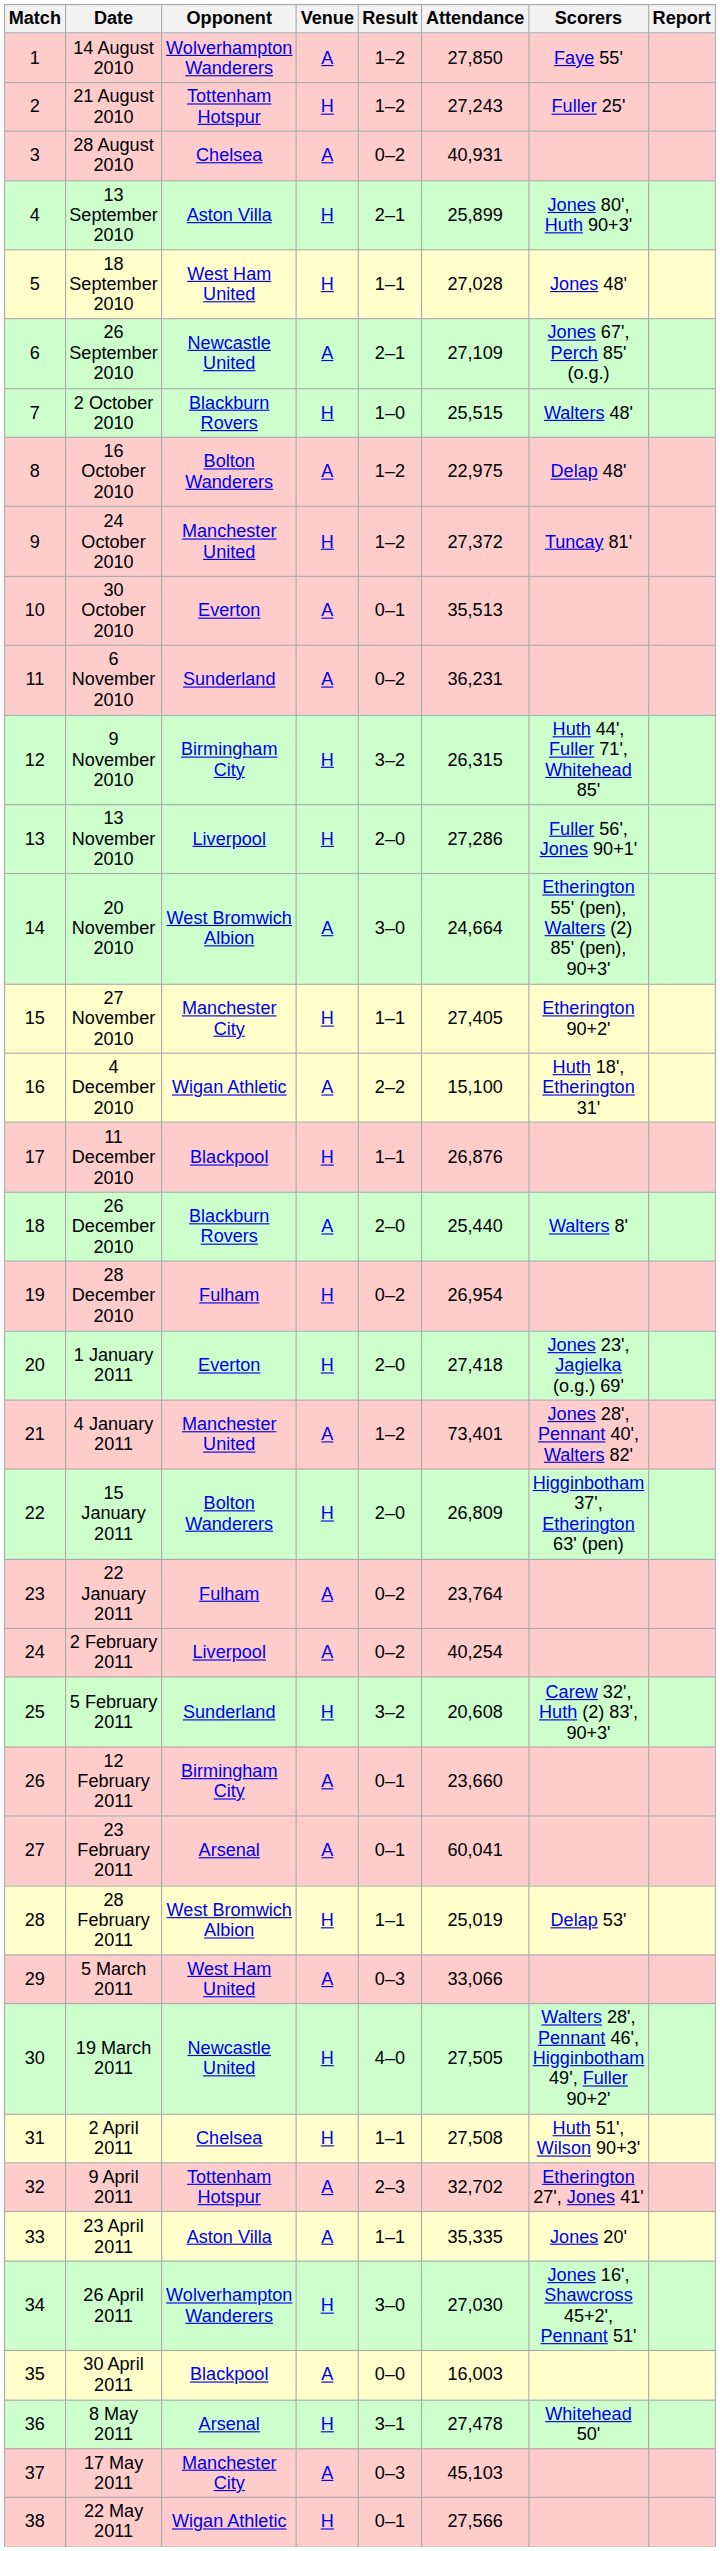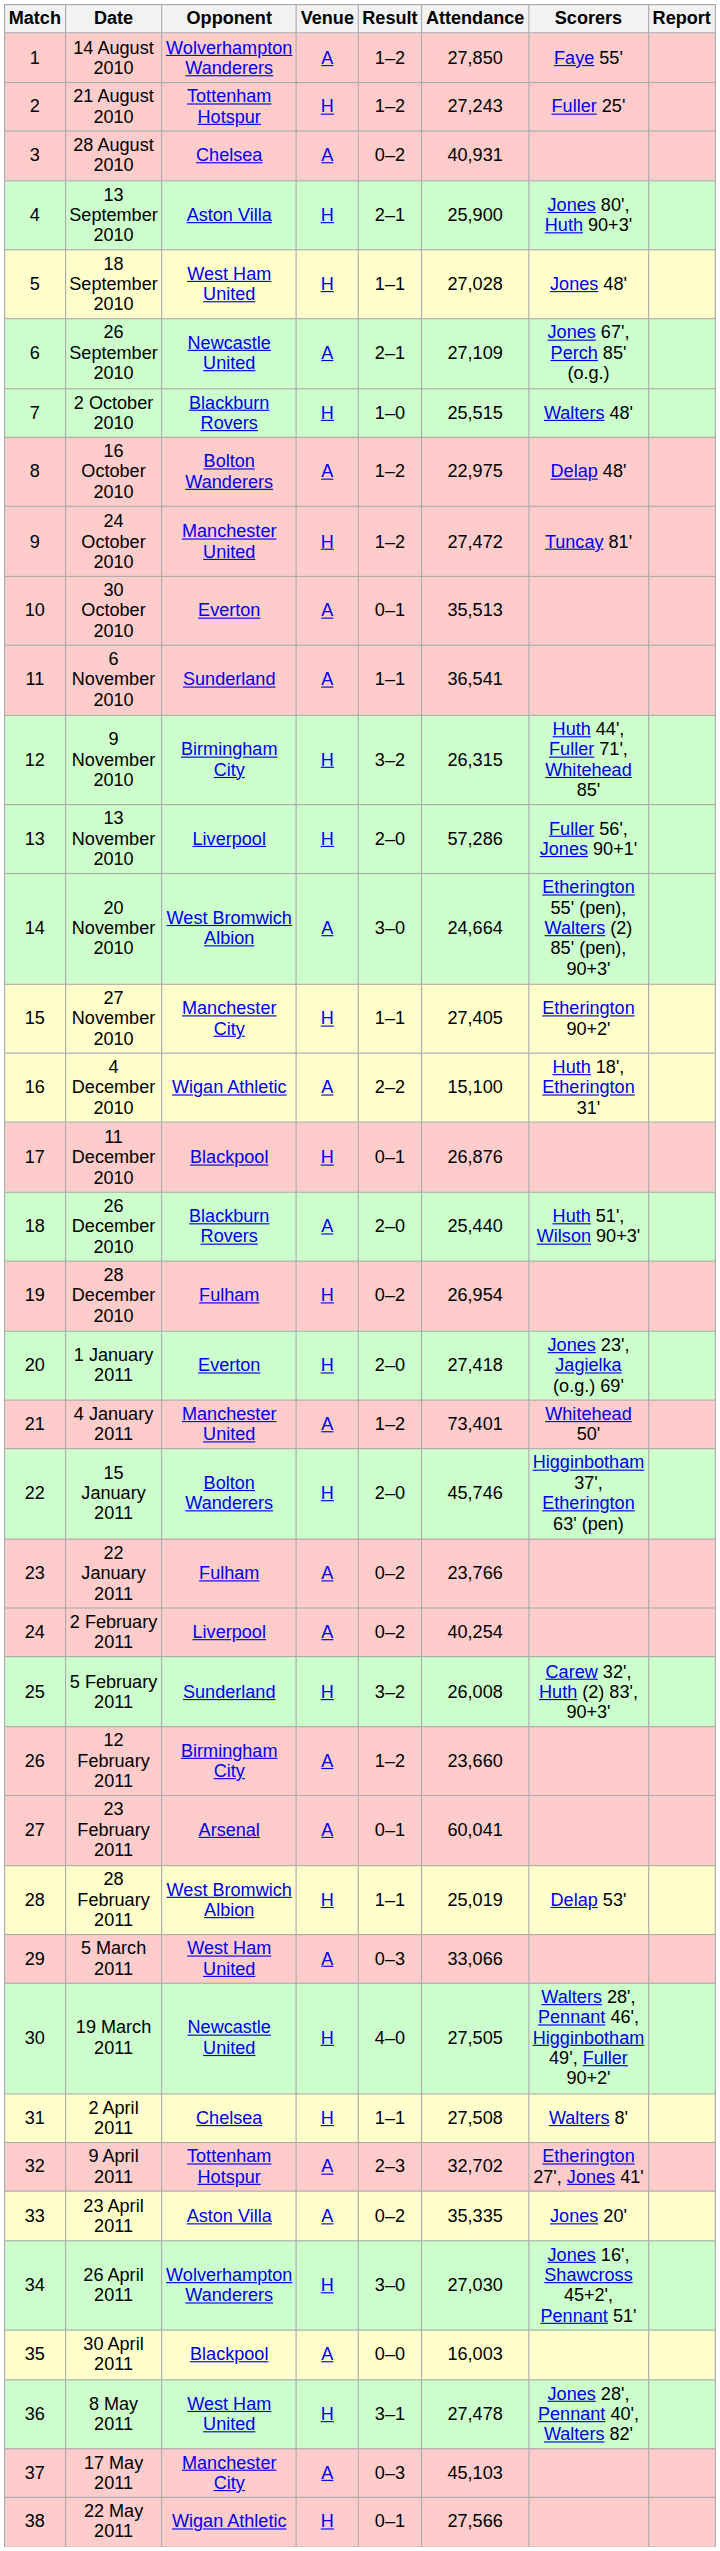(475, 214) 25,899 -> (475, 214) 25,900
(475, 541) 27,372 -> (475, 541) 27,472
(390, 680) 0–2 -> (390, 680) 1–1
(475, 680) 36,231 -> (475, 680) 36,541
(475, 839) 27,286 -> (475, 839) 57,286
(390, 1157) 1–1 -> (390, 1157) 0–1
(588, 1226) Walters 8' -> (588, 1226) Huth 51', Wilson 90+3'
(588, 1434) Jones 28', Pennant 40', Walters 82' -> (588, 1424) Whitehead 50'
(475, 1514) 26,809 -> (475, 1493) 45,746
(475, 1593) 23,764 -> (475, 1573) 23,766
(475, 1712) 20,608 -> (475, 1691) 26,008
(390, 1781) 0–1 -> (390, 1761) 1–2
(588, 2138) Huth 51', Wilson 90+3' -> (588, 2117) Walters 8'
(390, 2236) 1–1 -> (390, 2215) 0–2
(229, 2424) Arsenal -> (229, 2413) West Ham United
(588, 2424) Whitehead 50' -> (588, 2413) Jones 28', Pennant 40', Walters 82'
